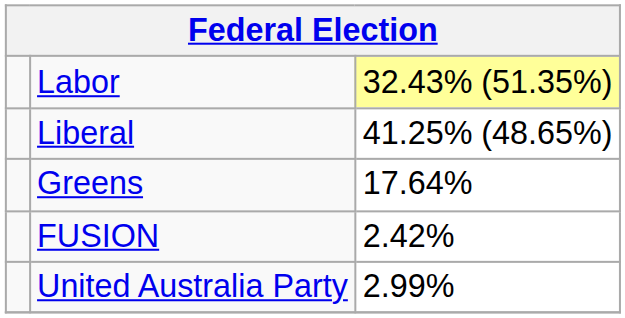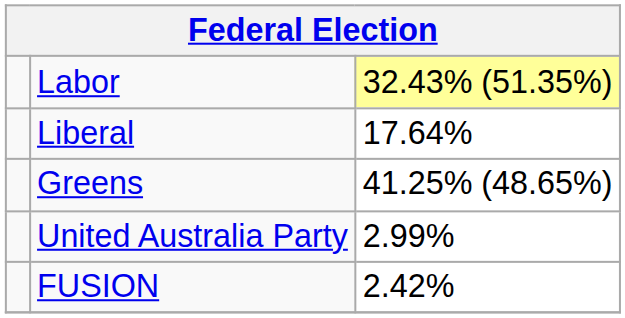(488, 132) 41.25% (48.65%) -> (418, 132) 17.64%
(418, 184) 17.64% -> (488, 184) 41.25% (48.65%)
rows swapped: (192, 286) <-> (98, 235)
